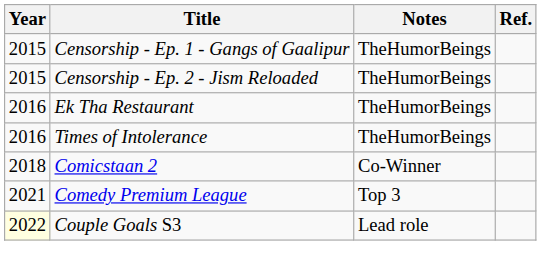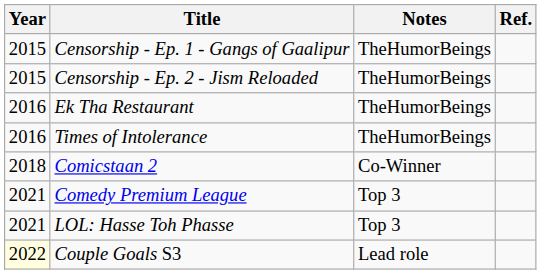+ row: (144, 225)
